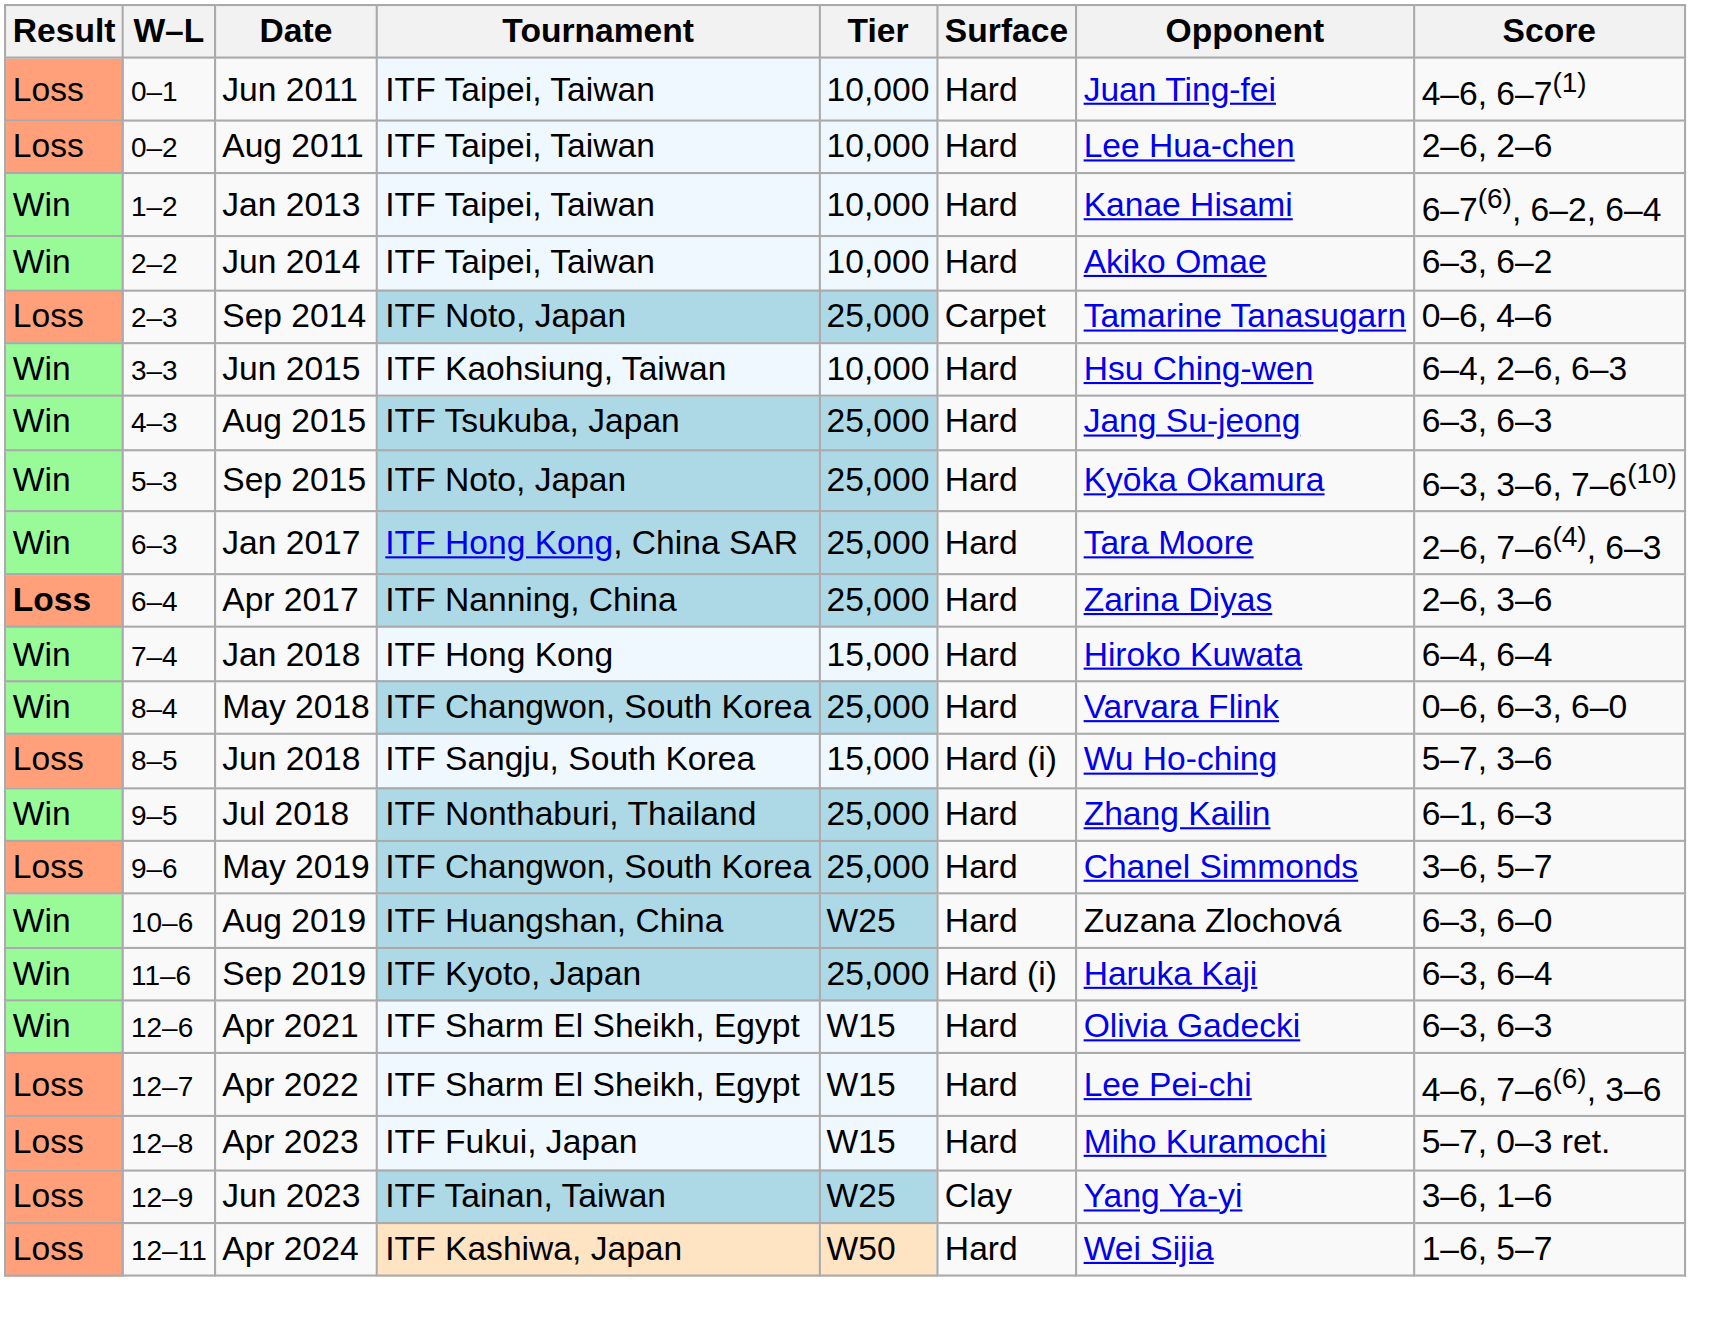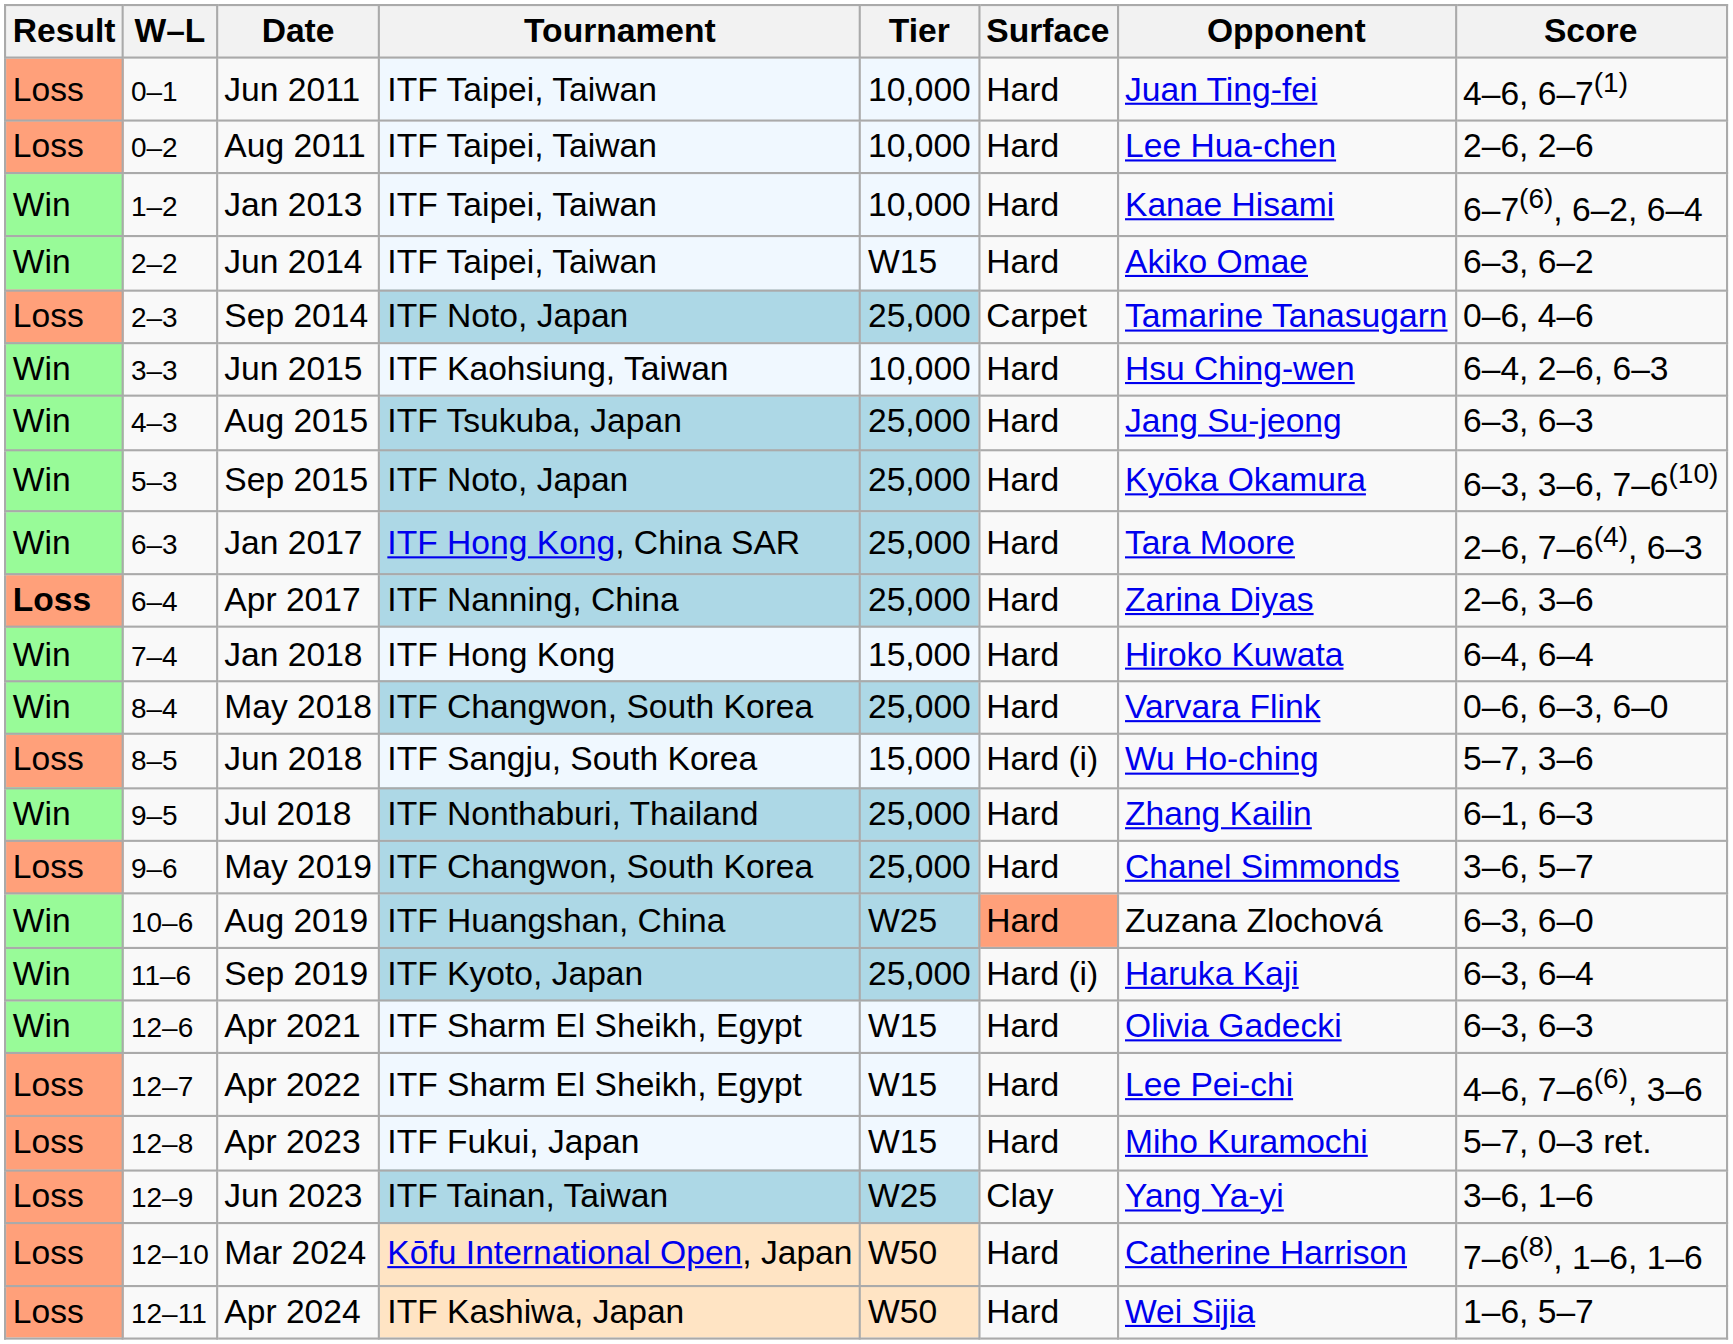(878, 262) 10,000 -> (903, 262) W15
(981, 920) no background -> (1023, 920) lightsalmon background
+ row: (295, 1253)
